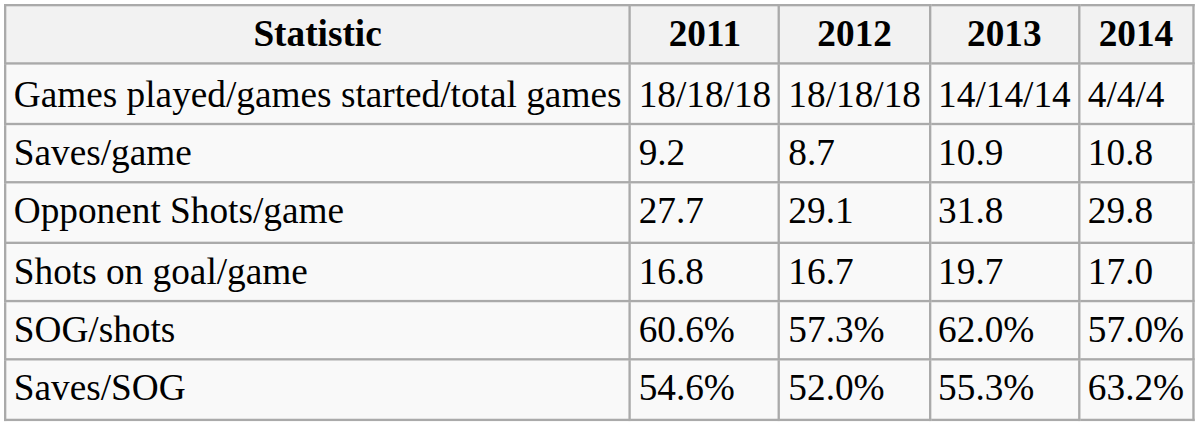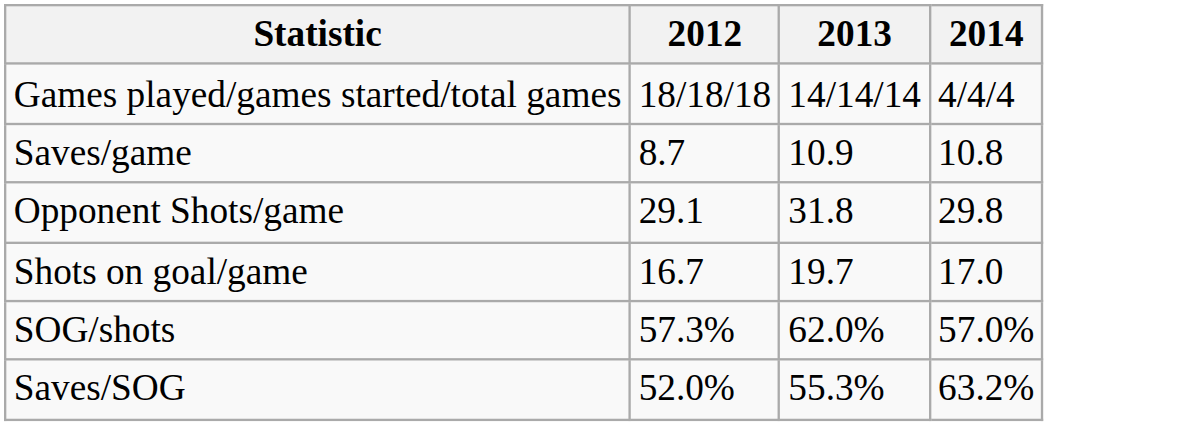- column: (705, 34)
